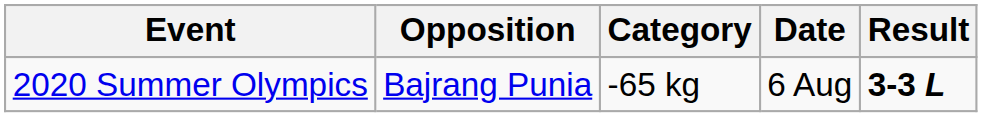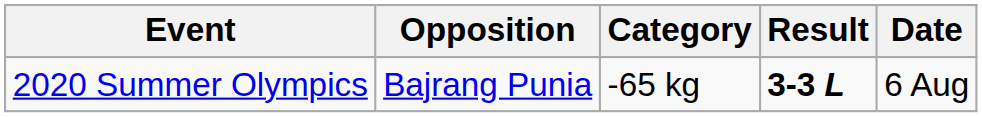columns swapped: (810, 30) <-> (919, 30)
